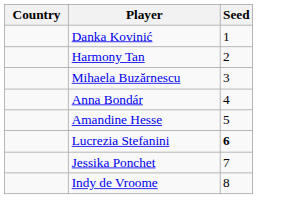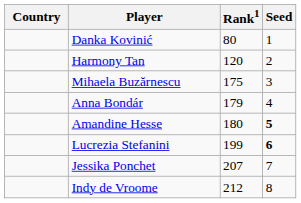+ column: (241, 16)
(226, 120) normal -> (269, 123) bold
